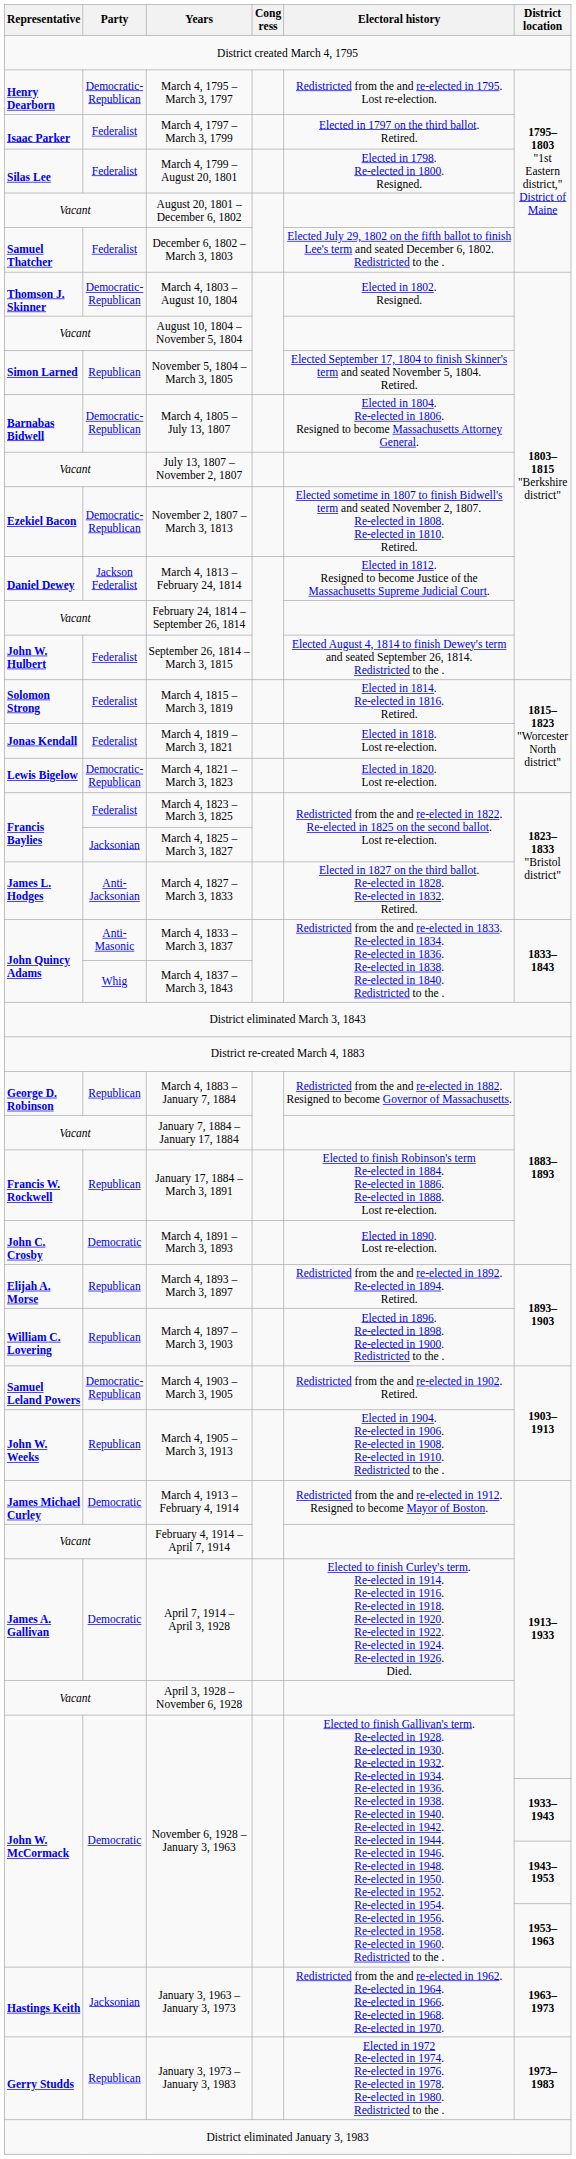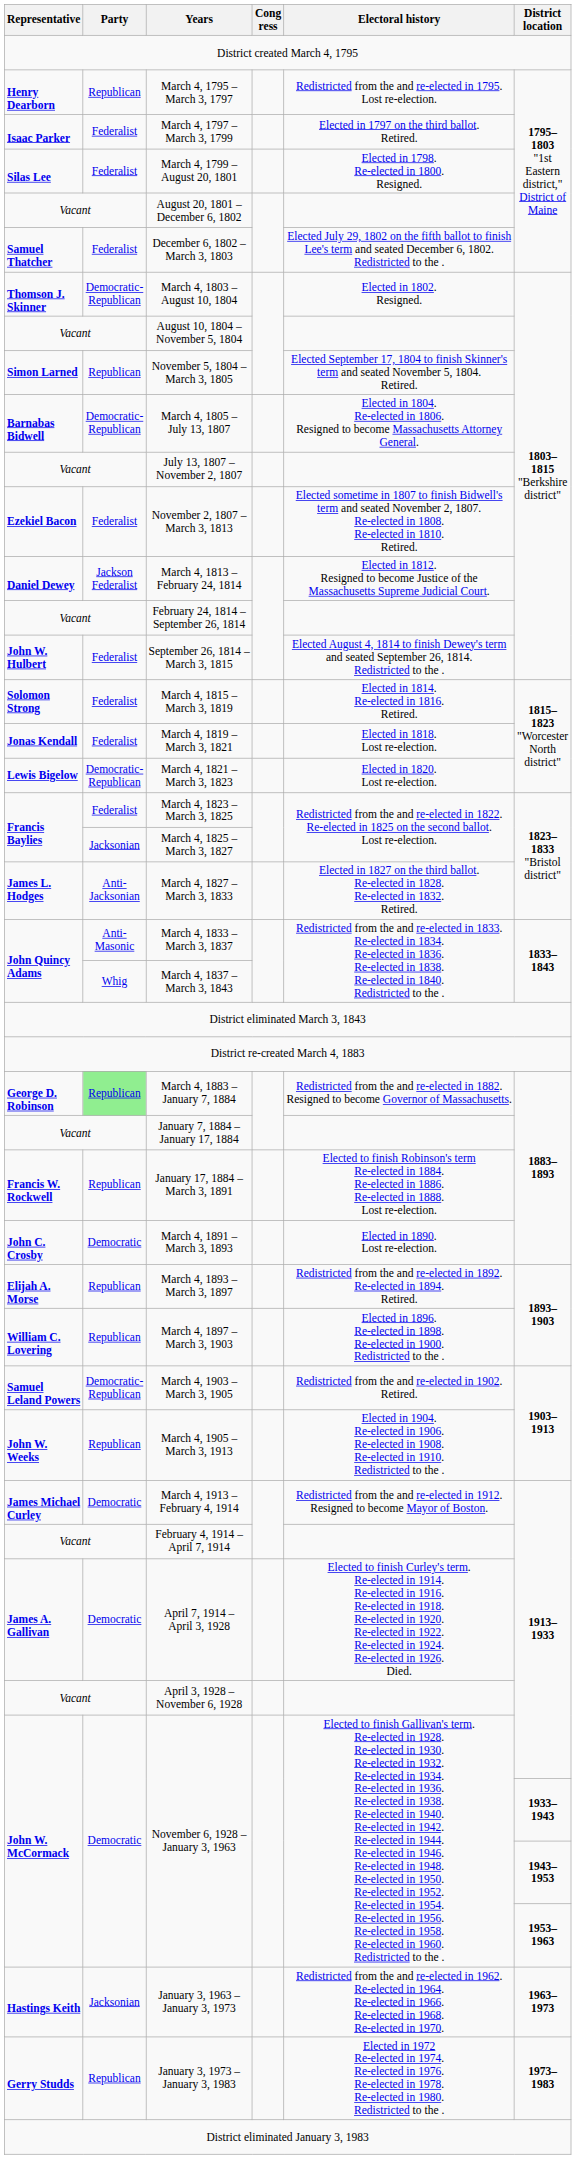(114, 92) Democratic-Republican -> (114, 92) Republican
(114, 521) Democratic-Republican -> (114, 521) Federalist
(114, 1093) no background -> (114, 1093) lightgreen background
